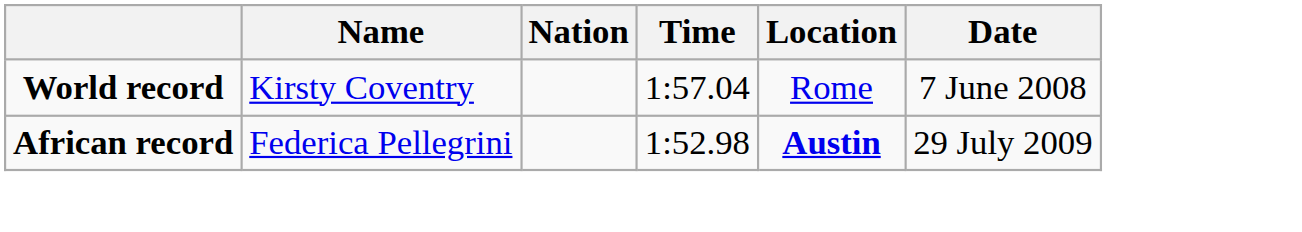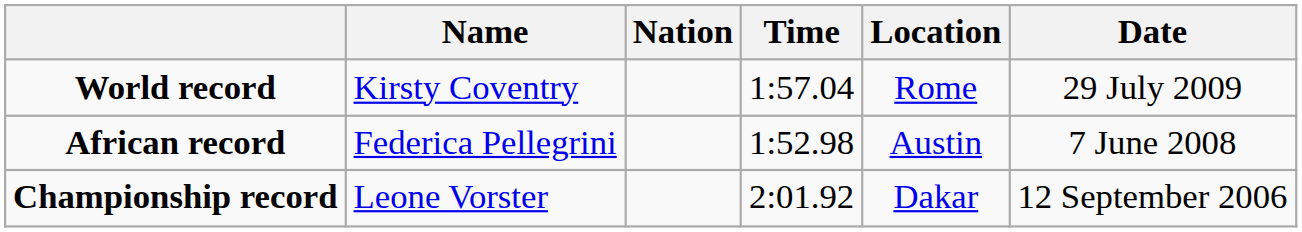(1003, 87) 7 June 2008 -> (1152, 87) 29 July 2009
(832, 142) bold -> (936, 142) normal
(1003, 142) 29 July 2009 -> (1152, 142) 7 June 2008
+ row: (175, 197)
